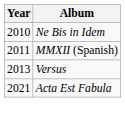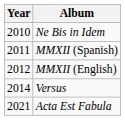+ row: (76, 69)
(19, 69) 2013 -> (19, 87) 2014
